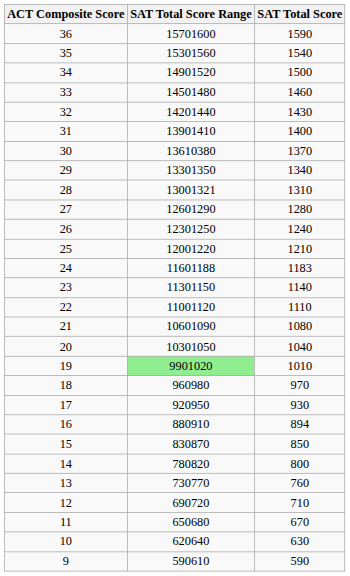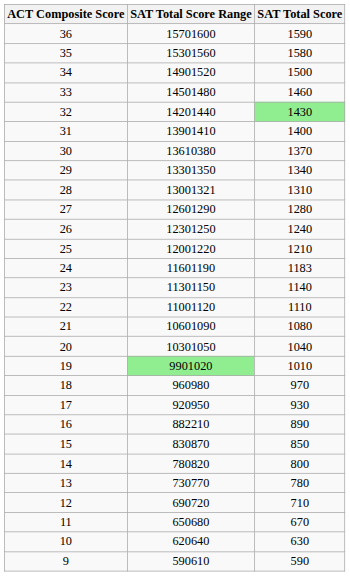(300, 53) 1540 -> (300, 53) 1580
(300, 111) no background -> (300, 111) lightgreen background
(191, 268) 11601188 -> (191, 268) 11601190
(191, 424) 880910 -> (191, 424) 882210
(300, 424) 894 -> (300, 424) 890
(300, 483) 760 -> (300, 483) 780
